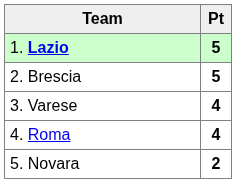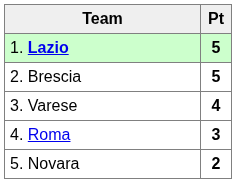(216, 134) 4 -> (216, 134) 3
